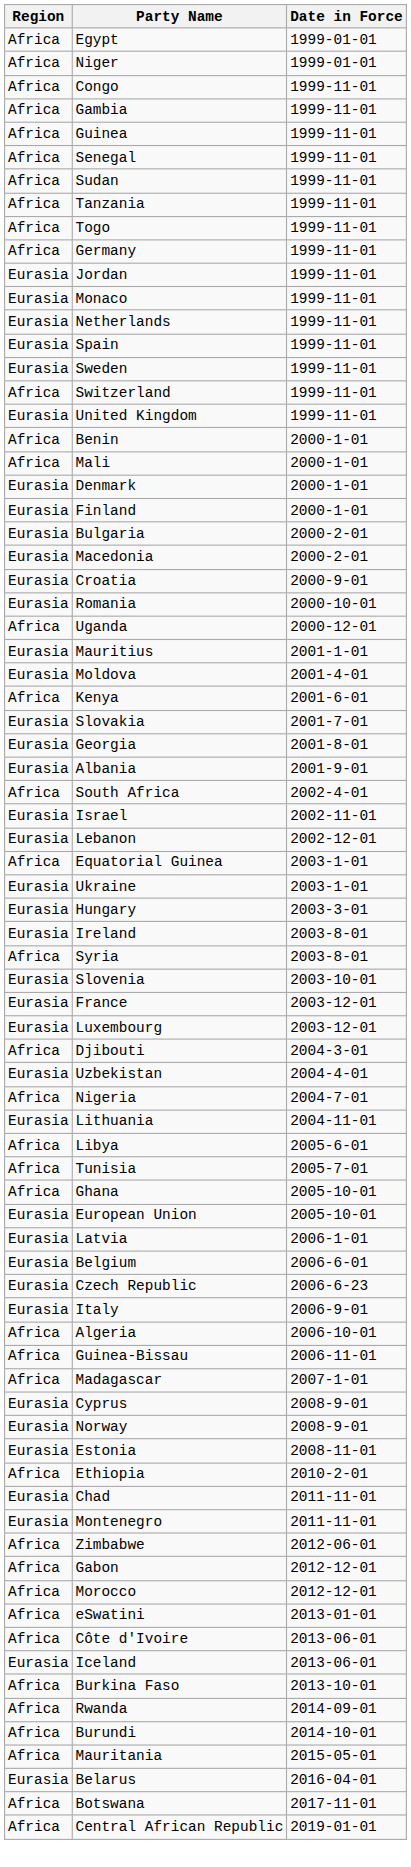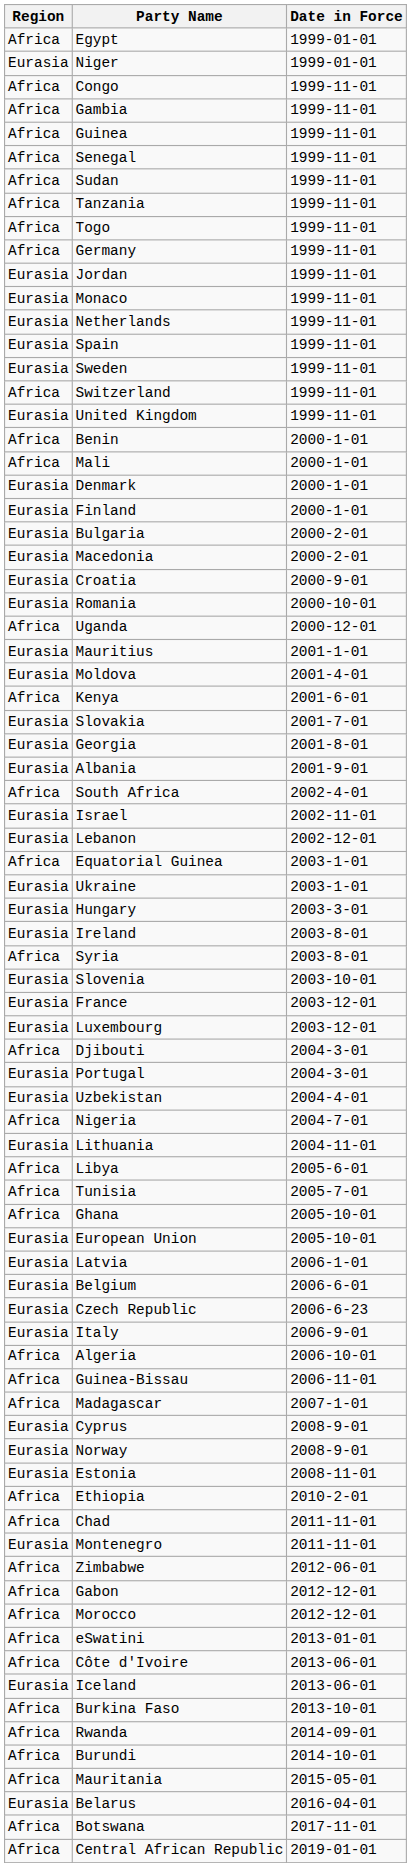(34, 63) Africa -> (38, 63) Eurasia
+ row: (110, 1075)
(38, 1498) Eurasia -> (34, 1521) Africa
